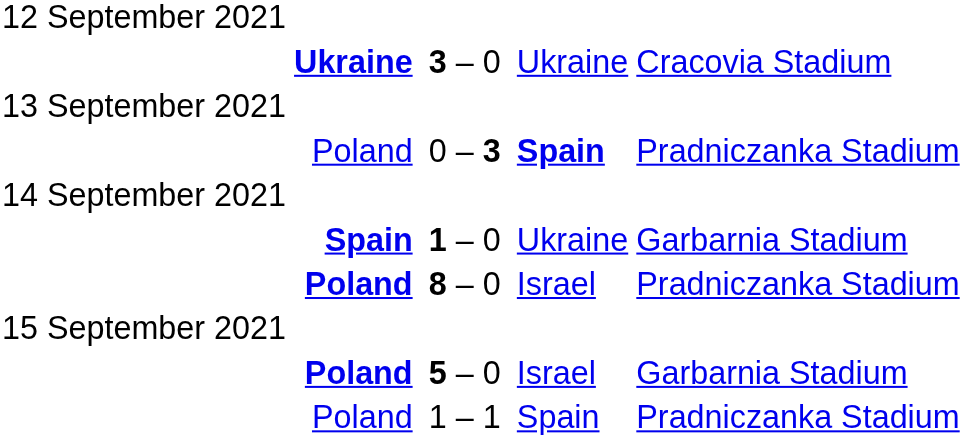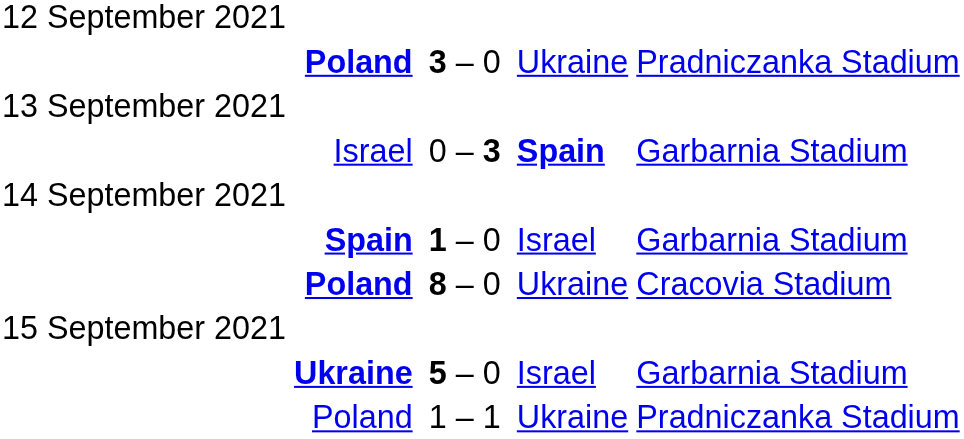(353, 62) Ukraine -> (359, 62) Poland
(764, 62) Cracovia Stadium -> (798, 62) Pradniczanka Stadium
(362, 151) Poland -> (373, 151) Israel
(798, 151) Pradniczanka Stadium -> (772, 151) Garbarnia Stadium
(573, 239) Ukraine -> (556, 239) Israel
(556, 284) Israel -> (573, 284) Ukraine
(798, 284) Pradniczanka Stadium -> (764, 284) Cracovia Stadium
(359, 373) Poland -> (353, 373) Ukraine
(558, 417) Spain -> (573, 417) Ukraine
